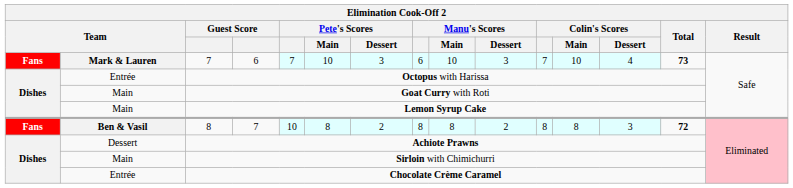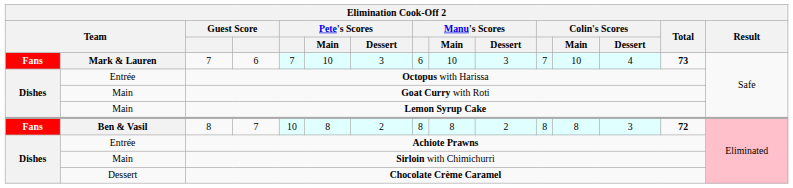(123, 143) Dessert -> (123, 143) Entrée
(123, 175) Entrée -> (123, 175) Dessert
